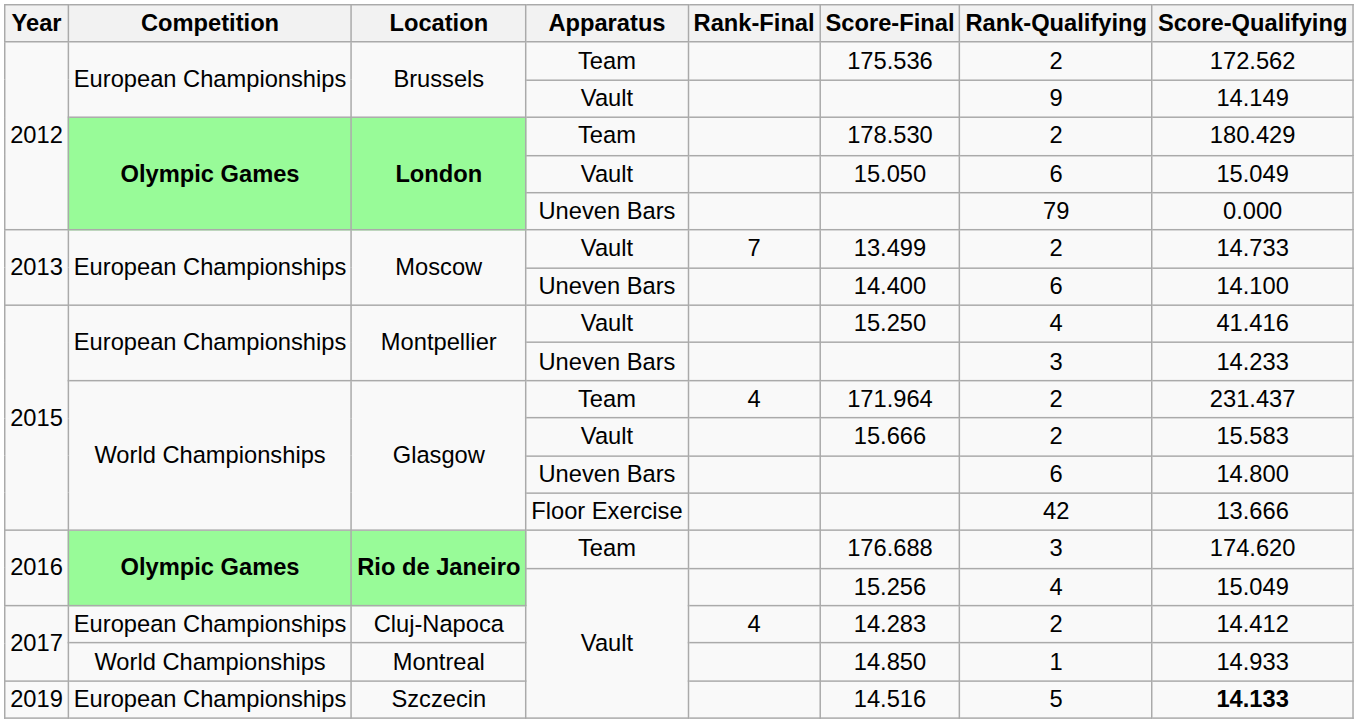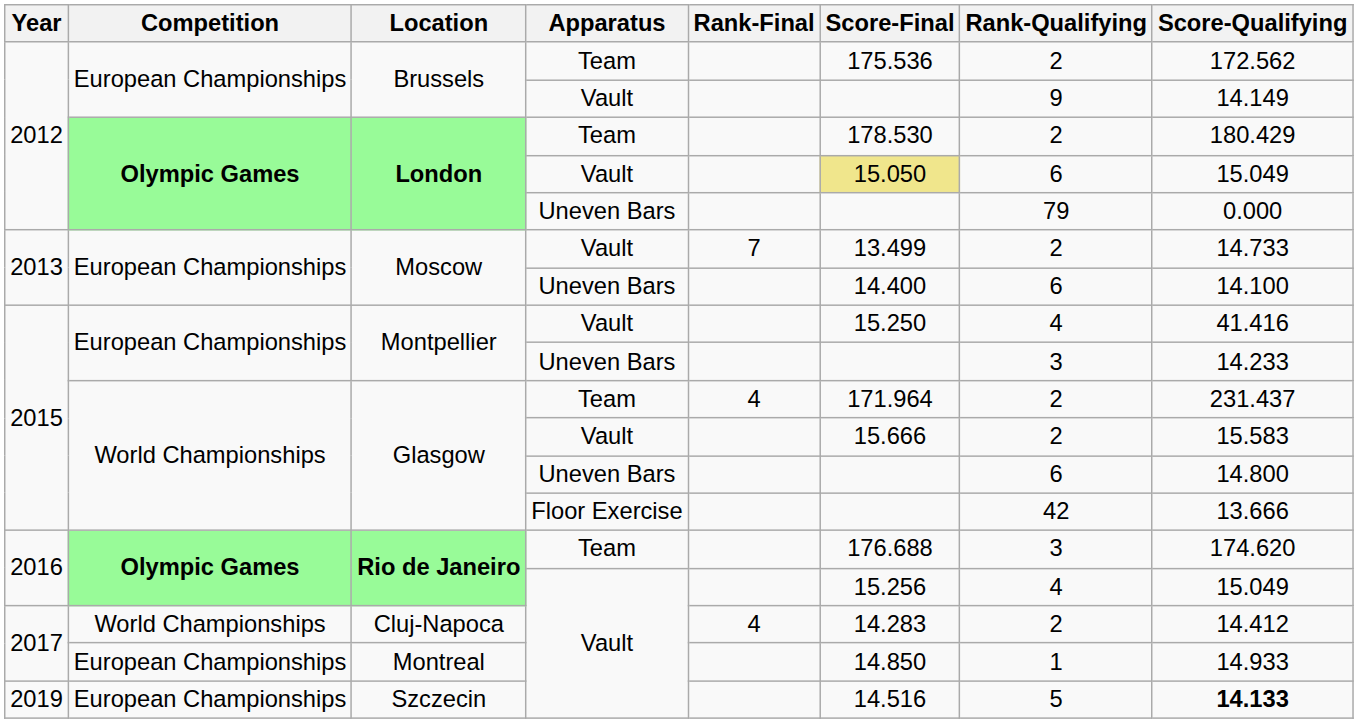(890, 173) no background -> (890, 173) khaki background
(210, 624) European Championships -> (210, 624) World Championships
(210, 661) World Championships -> (210, 661) European Championships
